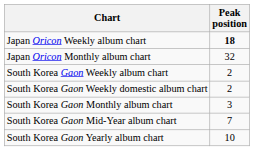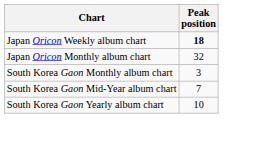- row: (87, 72)
- row: (107, 89)
